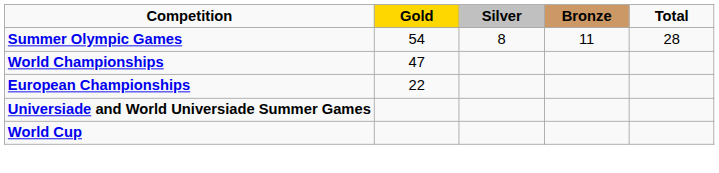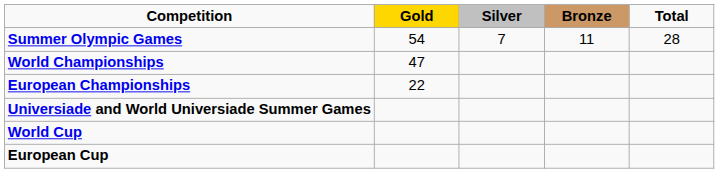(502, 39) 8 -> (502, 39) 7
+ row: (58, 156)
